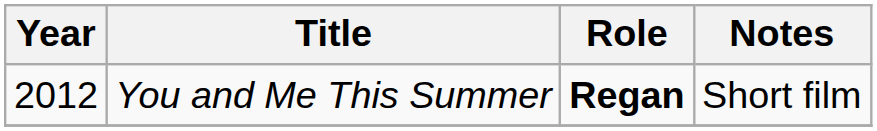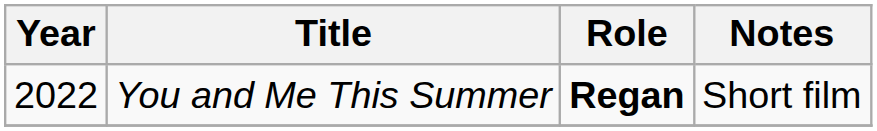(56, 94) 2012 -> (56, 94) 2022
